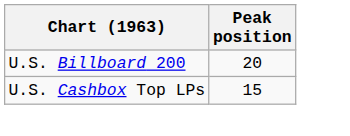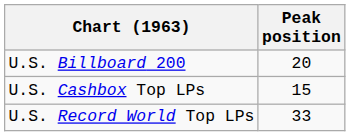+ row: (131, 117)
